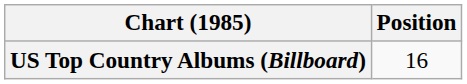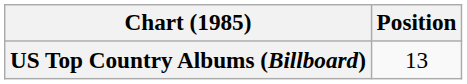(417, 59) 16 -> (417, 59) 13
